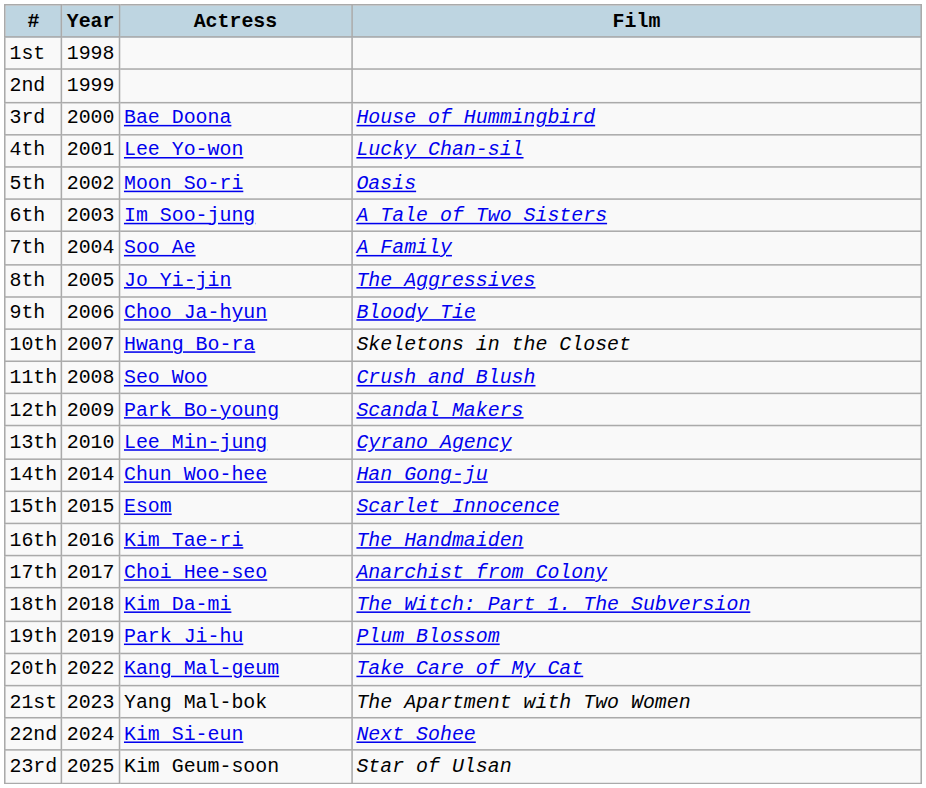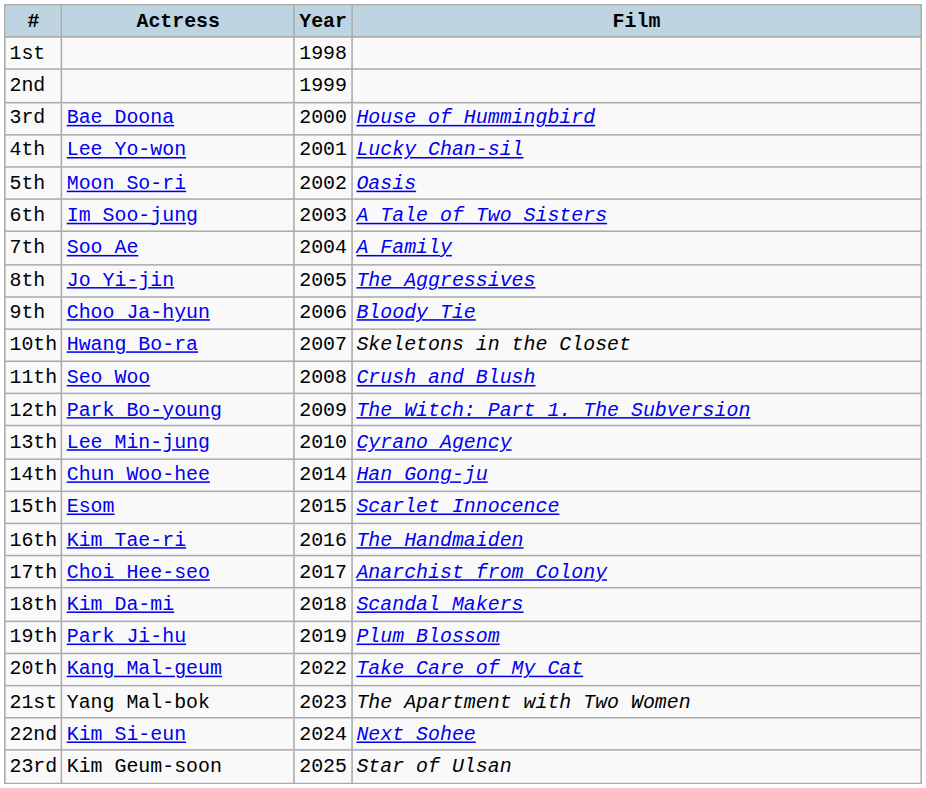columns swapped: (91, 21) <-> (235, 21)
(440, 410) Scandal Makers -> (553, 410) The Witch: Part 1. The Subversion
(553, 604) The Witch: Part 1. The Subversion -> (440, 604) Scandal Makers
